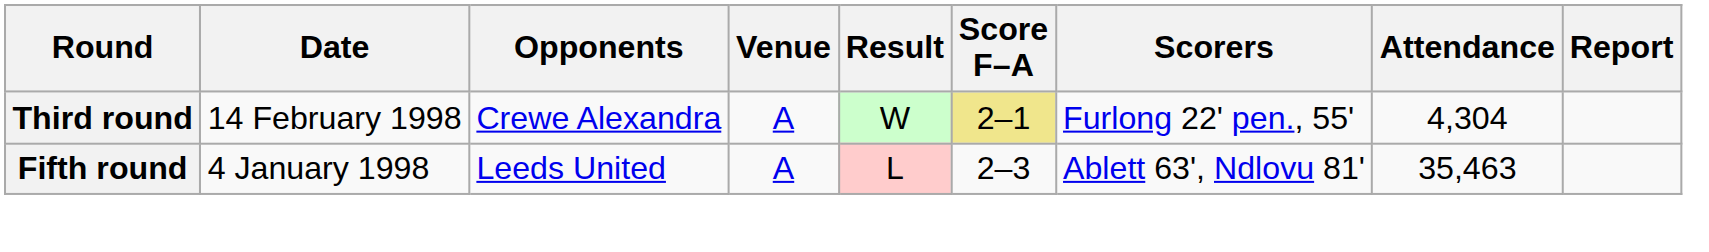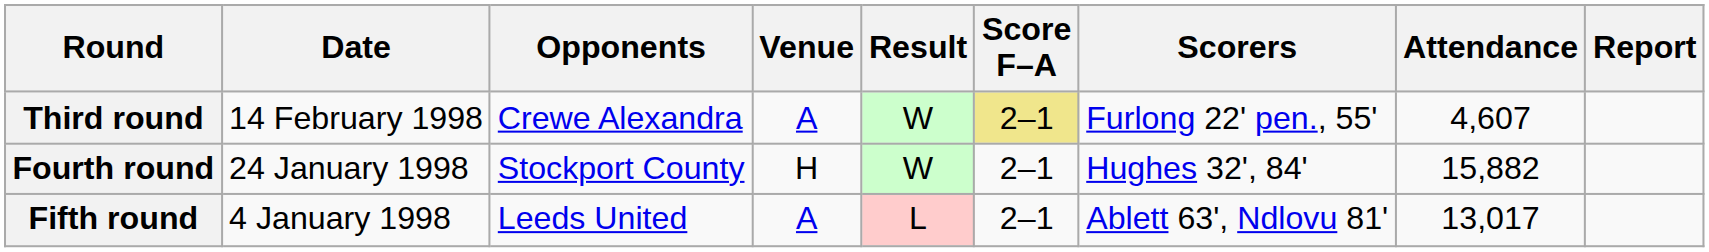(1467, 117) 4,304 -> (1491, 117) 4,607
+ row: (113, 168)
(1003, 168) 2–3 -> (1027, 219) 2–1
(1467, 168) 35,463 -> (1491, 219) 13,017
